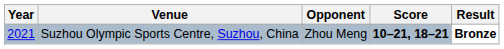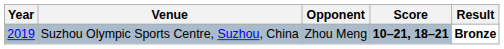(21, 34) 2021 -> (21, 34) 2019
